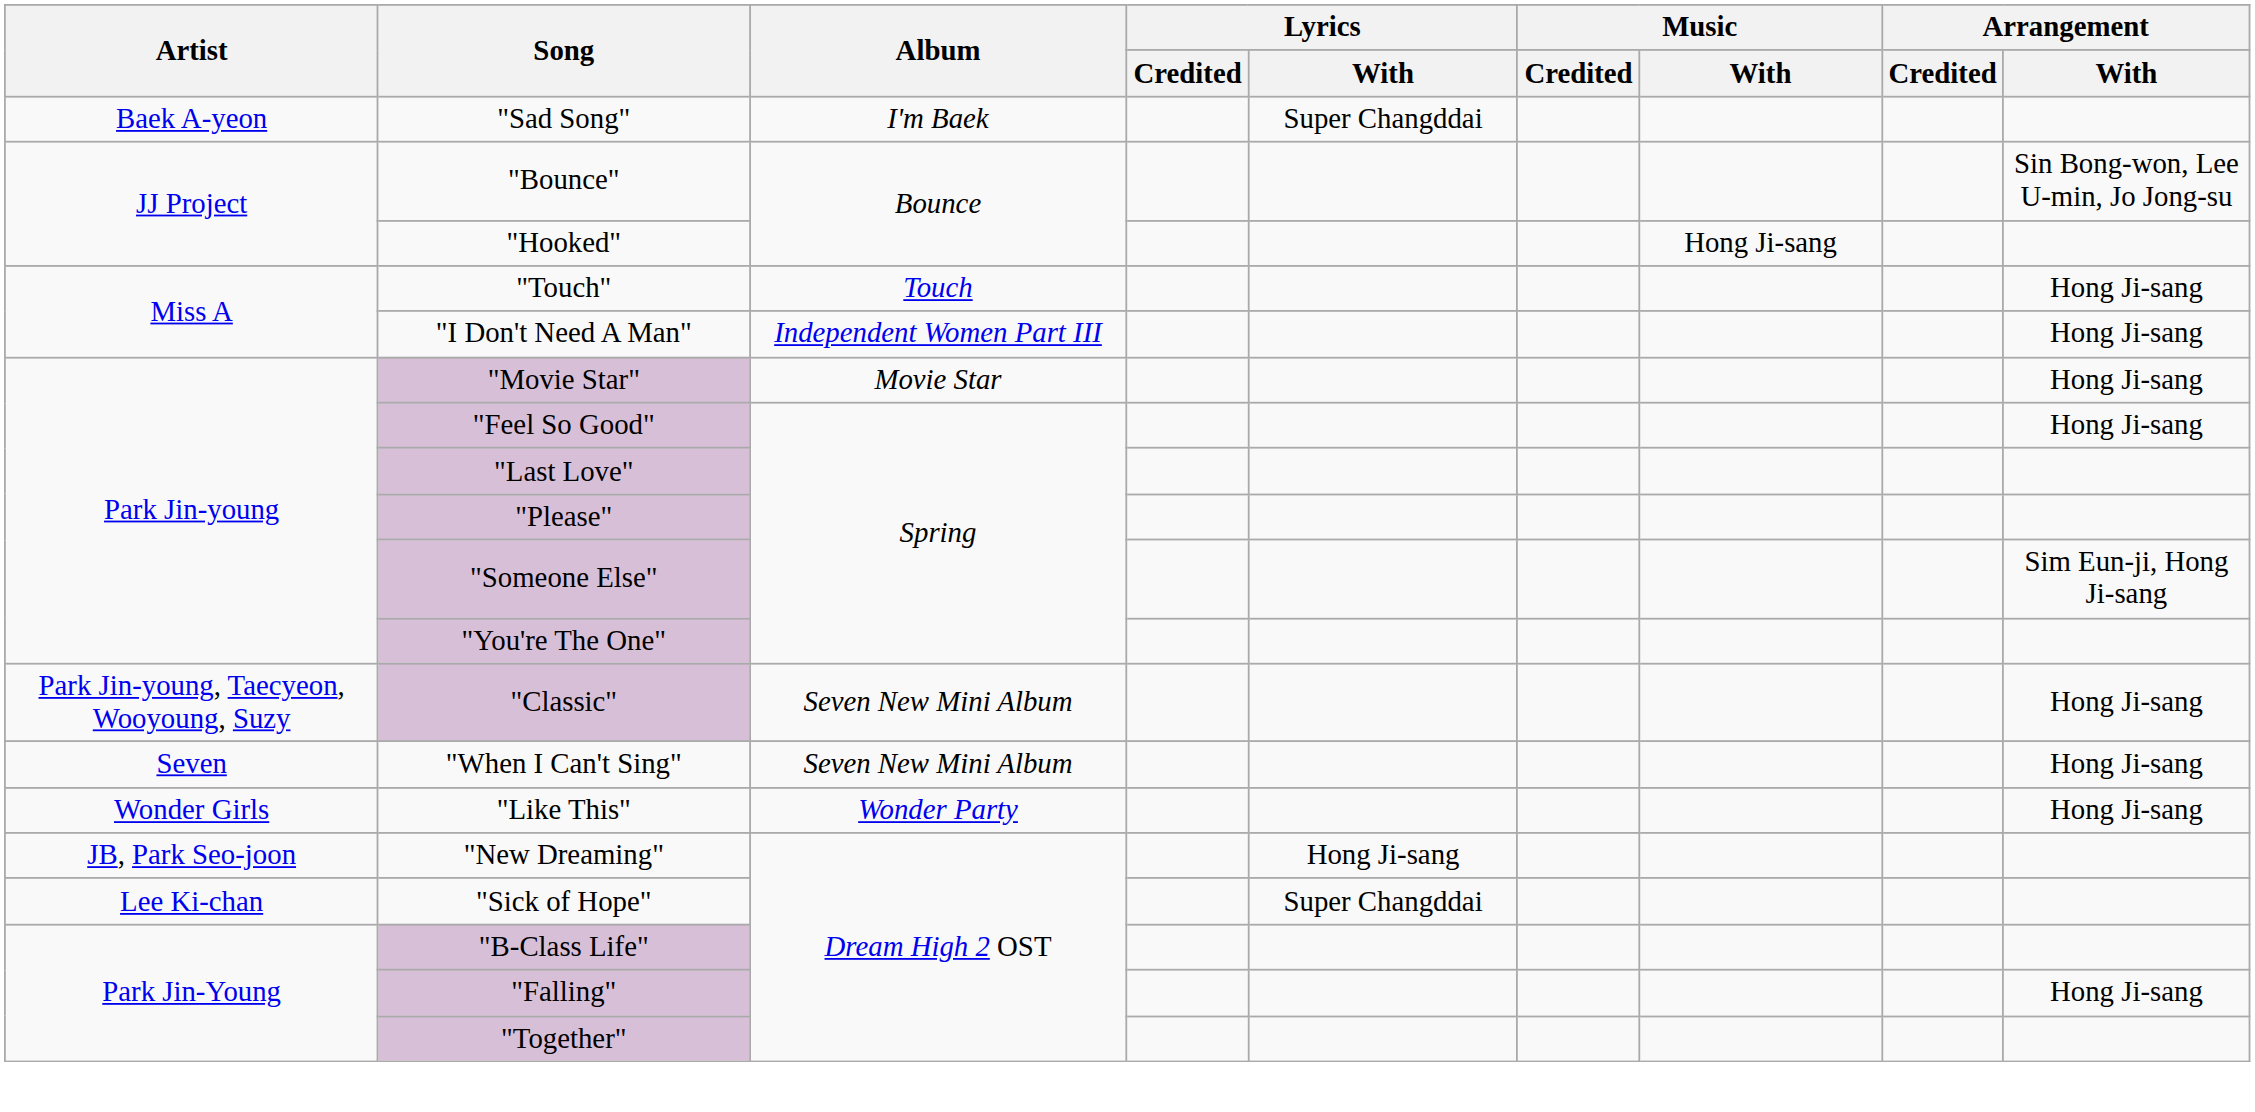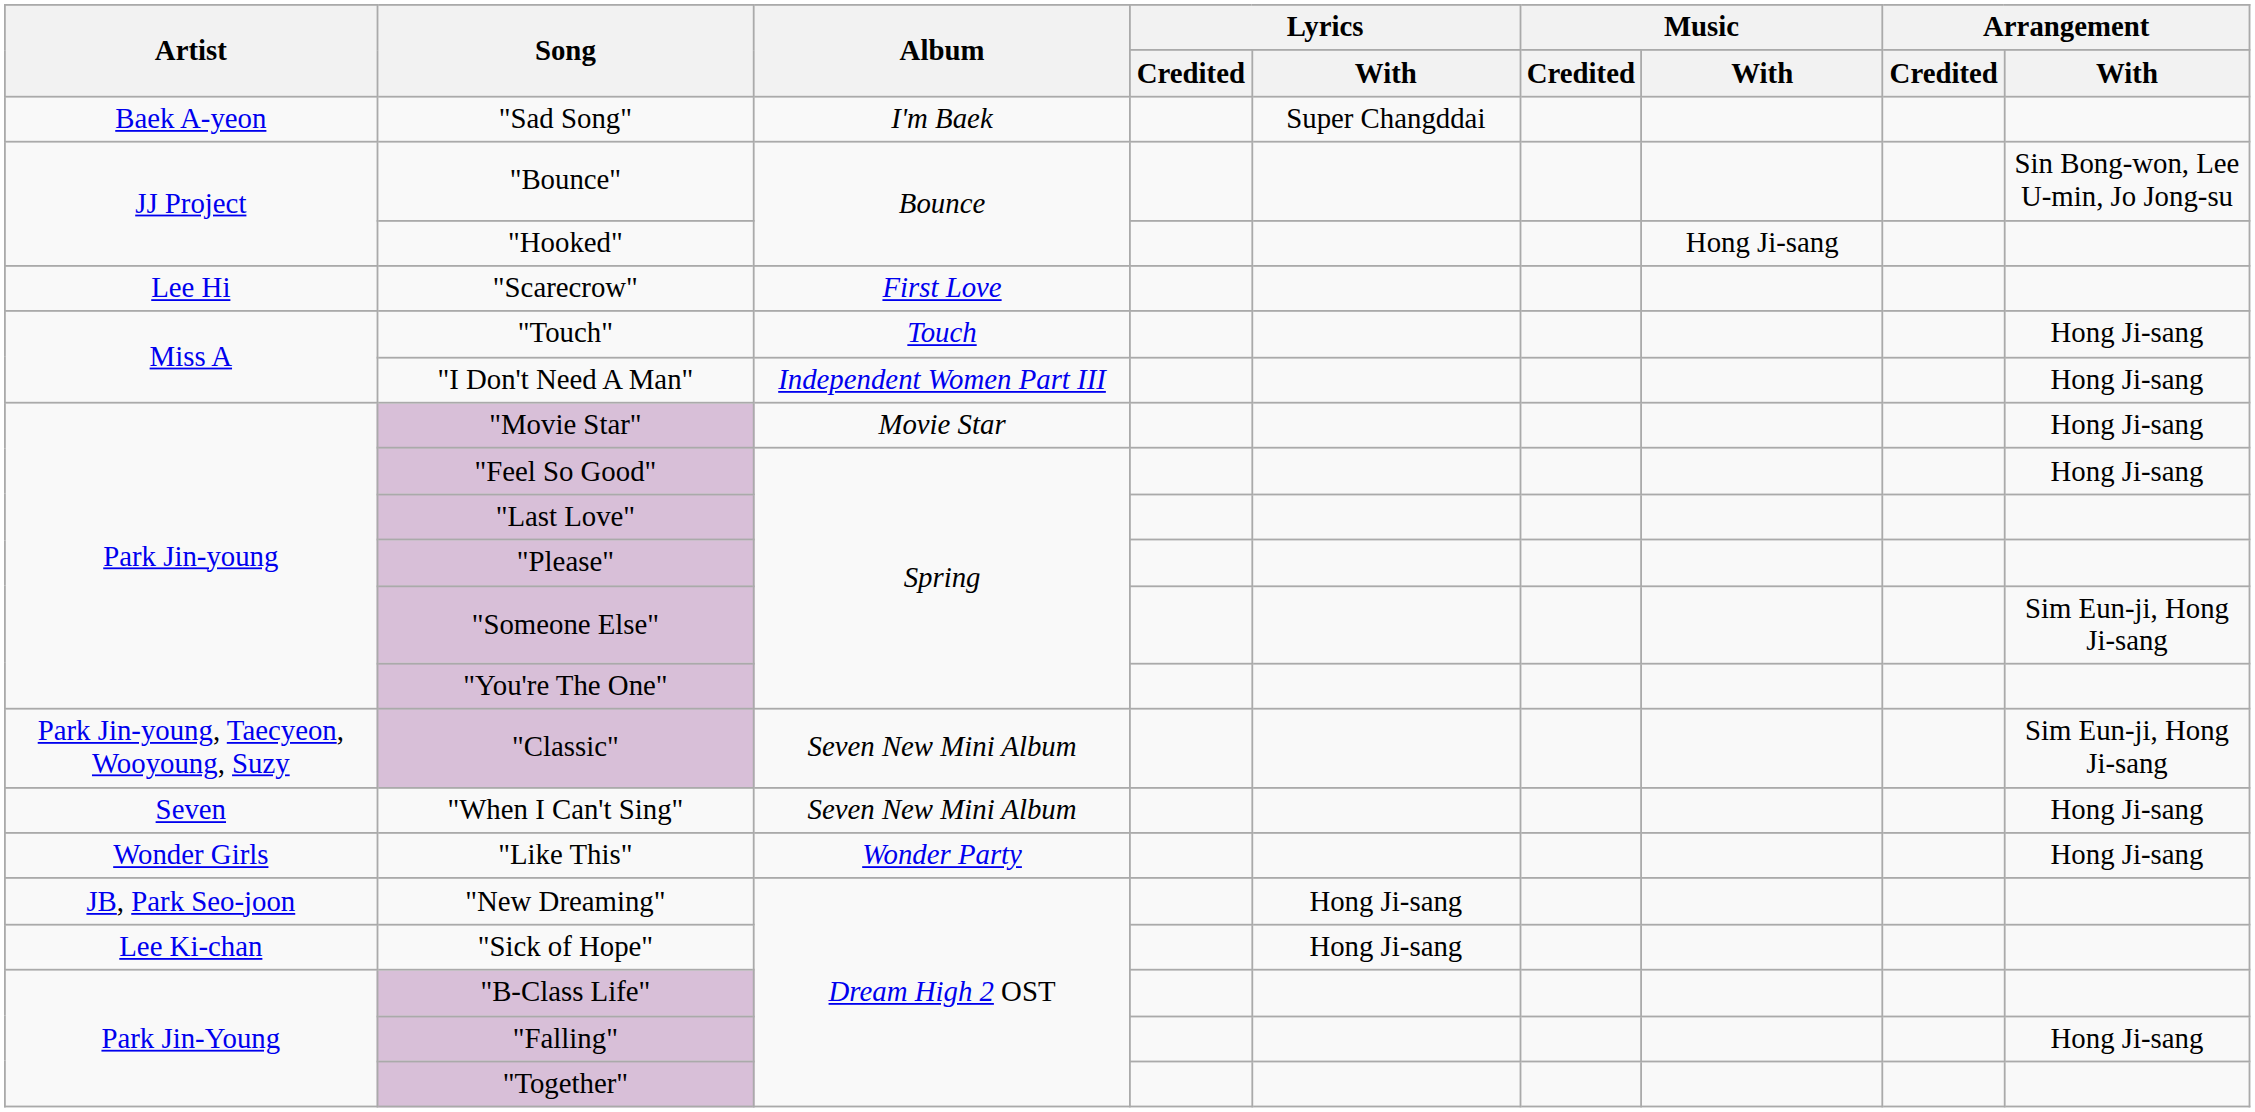+ row: (565, 288)
(2126, 702) Hong Ji-sang -> (2127, 747) Sim Eun-ji, Hong Ji-sang
(1383, 901) Super Changddai -> (1386, 946) Hong Ji-sang
